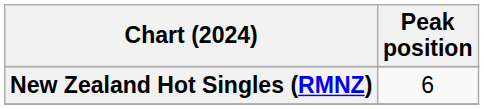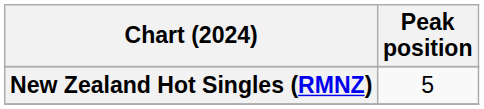(428, 85) 6 -> (428, 85) 5
